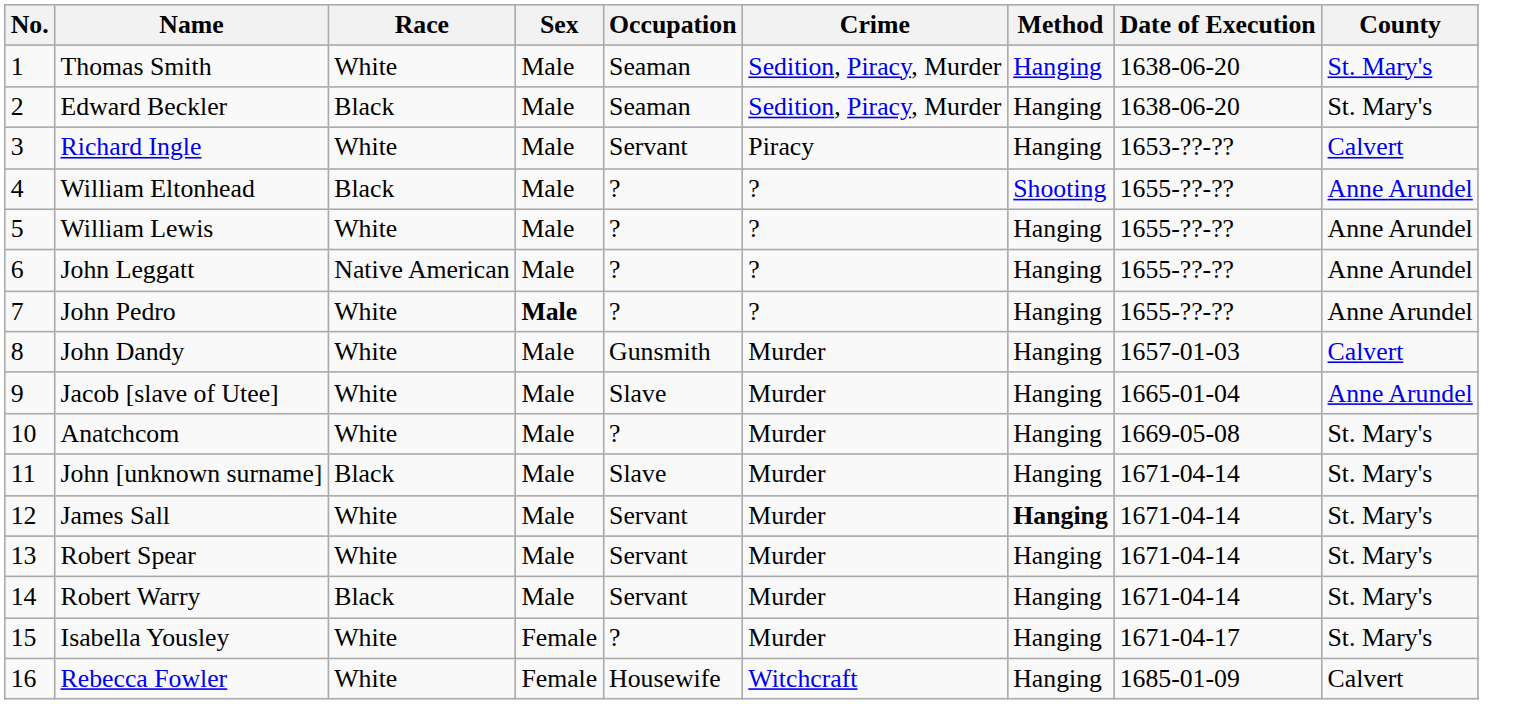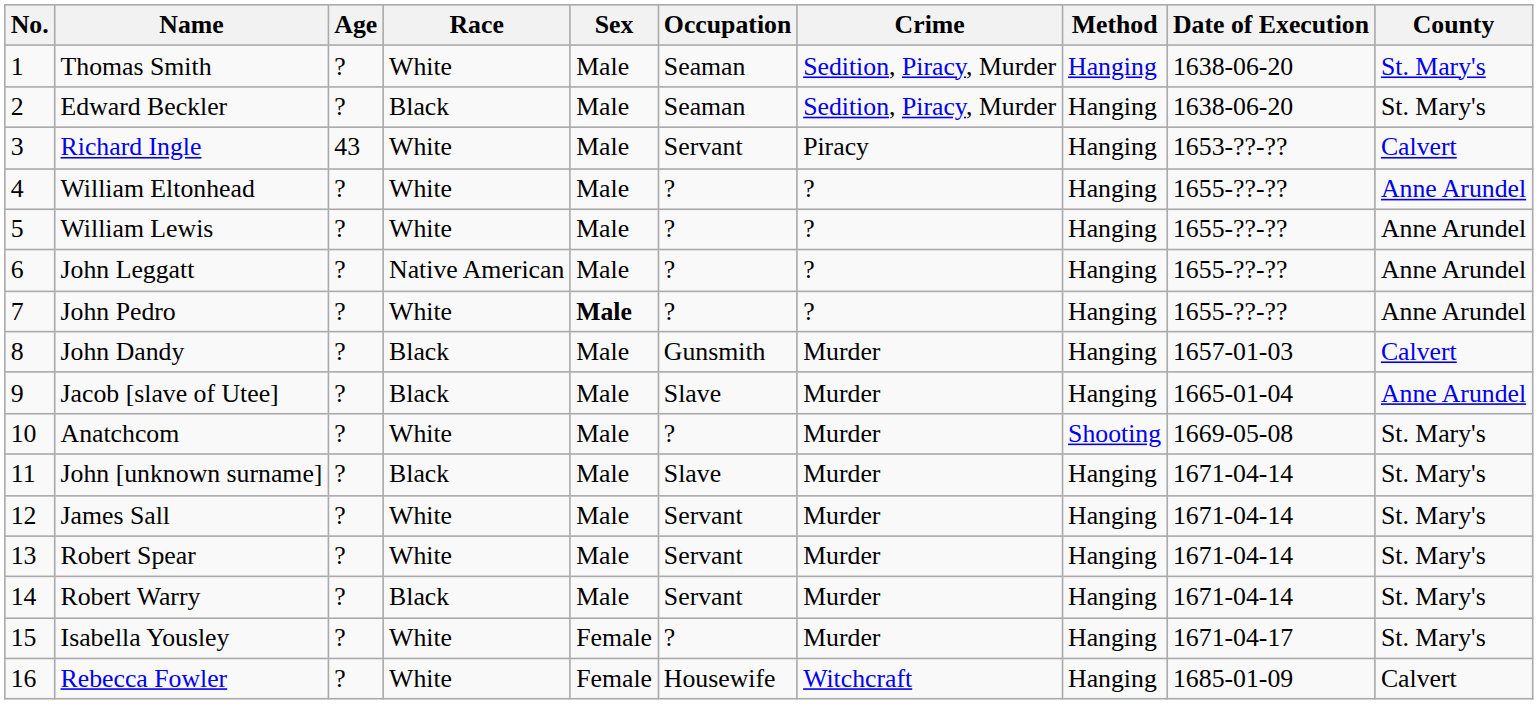+ column: (356, 24)
(364, 188) Black -> (421, 188) White
(1060, 188) Shooting -> (1112, 188) Hanging
(366, 351) White -> (419, 351) Black
(366, 392) White -> (419, 392) Black
(1058, 433) Hanging -> (1115, 433) Shooting
(1061, 515) bold -> (1112, 515) normal
